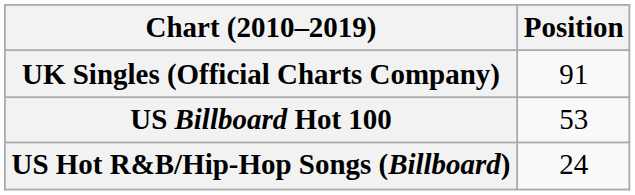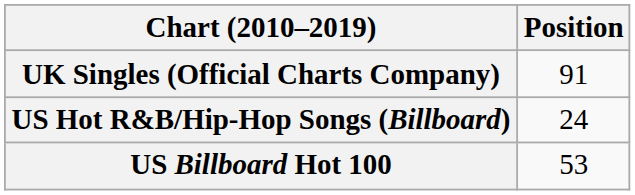rows swapped: (261, 119) <-> (261, 165)
